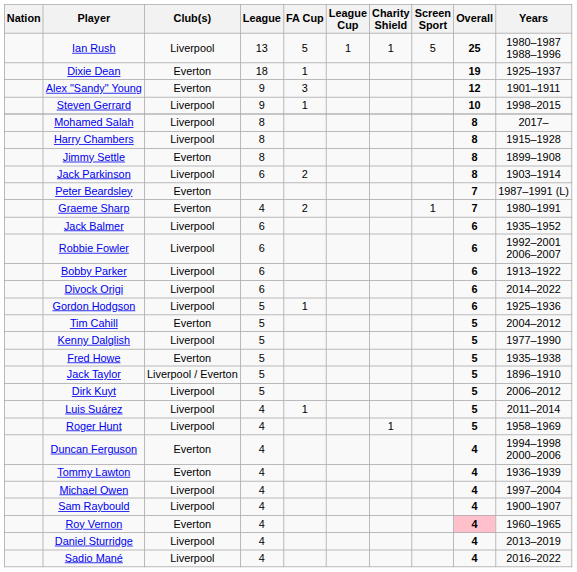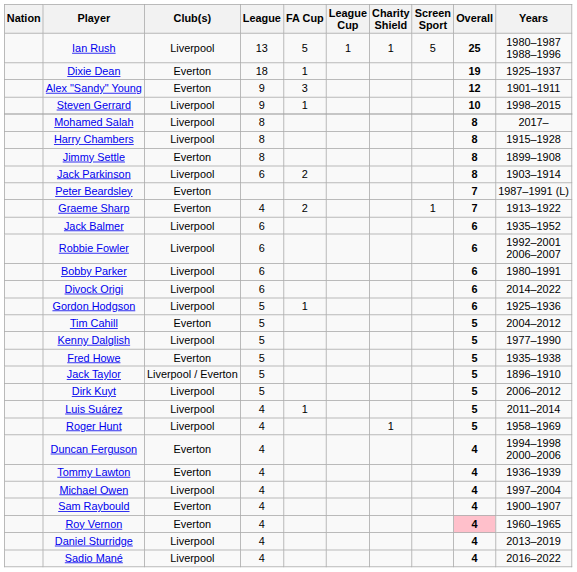(534, 208) 1980–1991 -> (534, 208) 1913–1922
(534, 272) 1913–1922 -> (534, 272) 1980–1991
(192, 506) Liverpool -> (192, 506) Everton
